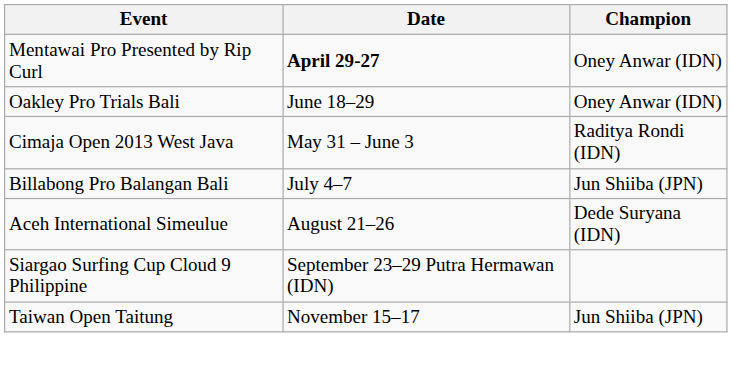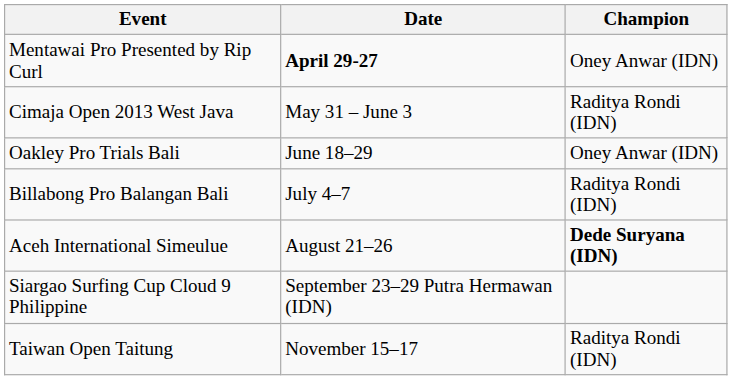rows swapped: (121, 142) <-> (94, 101)
(638, 183) Jun Shiiba (JPN) -> (625, 193) Raditya Rondi (IDN)
(627, 224) normal -> (627, 245) bold
(638, 316) Jun Shiiba (JPN) -> (625, 348) Raditya Rondi (IDN)
